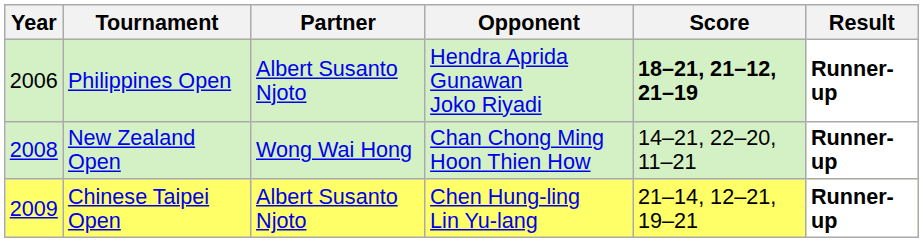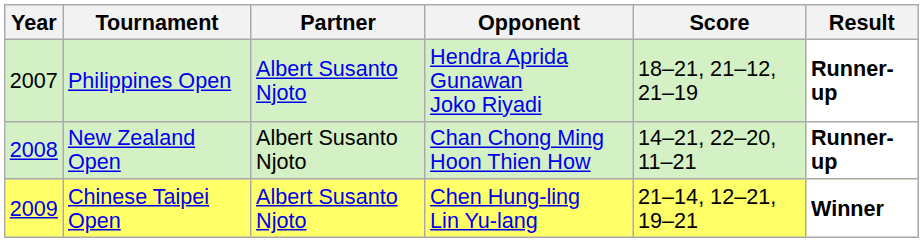(34, 80) 2006 -> (34, 80) 2007
(707, 80) bold -> (707, 80) normal
(334, 150) Wong Wai Hong -> (327, 150) Albert Susanto Njoto
(852, 209) Runner-up -> (847, 209) Winner
